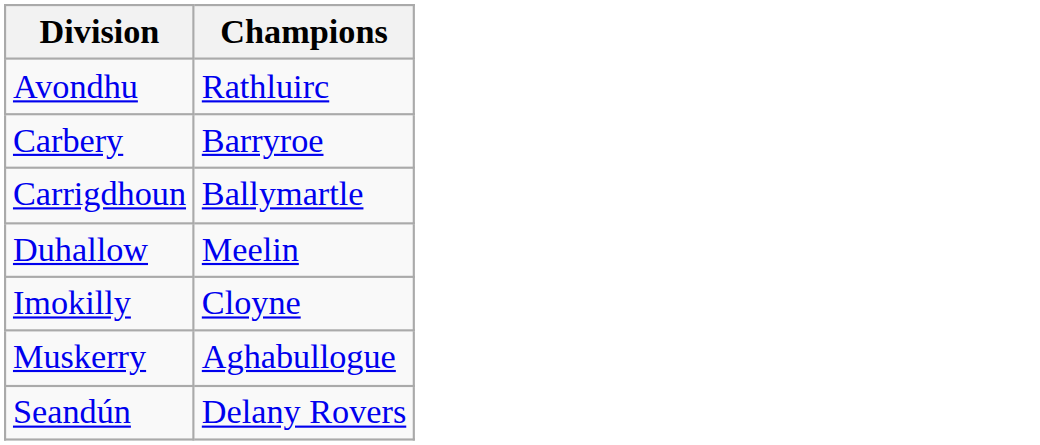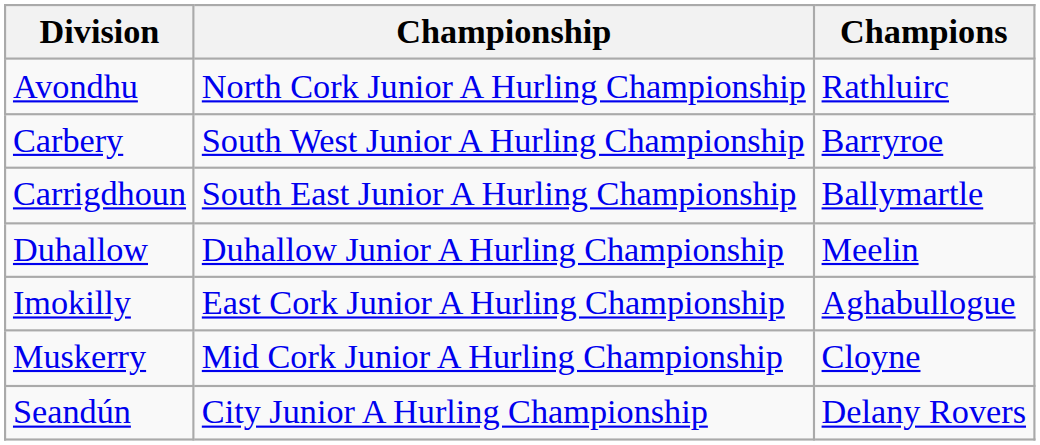+ column: (504, 31)
(251, 303) Cloyne -> (919, 303) Aghabullogue
(299, 357) Aghabullogue -> (871, 357) Cloyne
